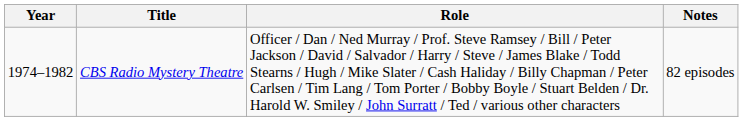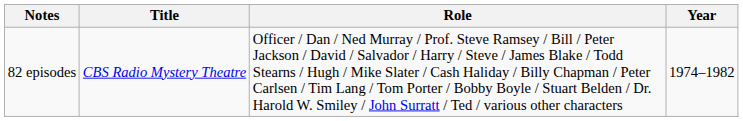columns swapped: (41, 16) <-> (700, 16)
